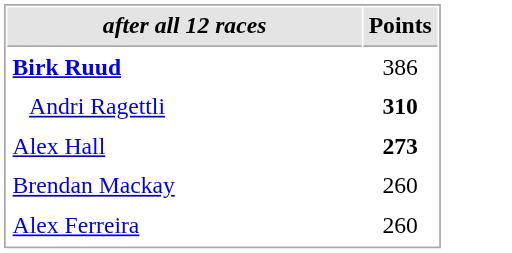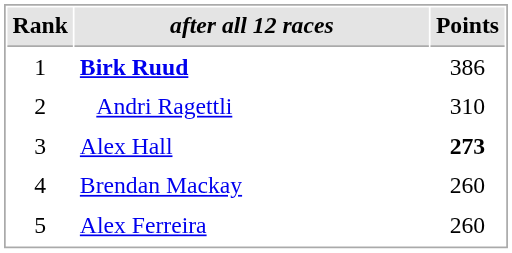+ column: (40, 26)
(400, 106) bold -> (467, 106) normal
